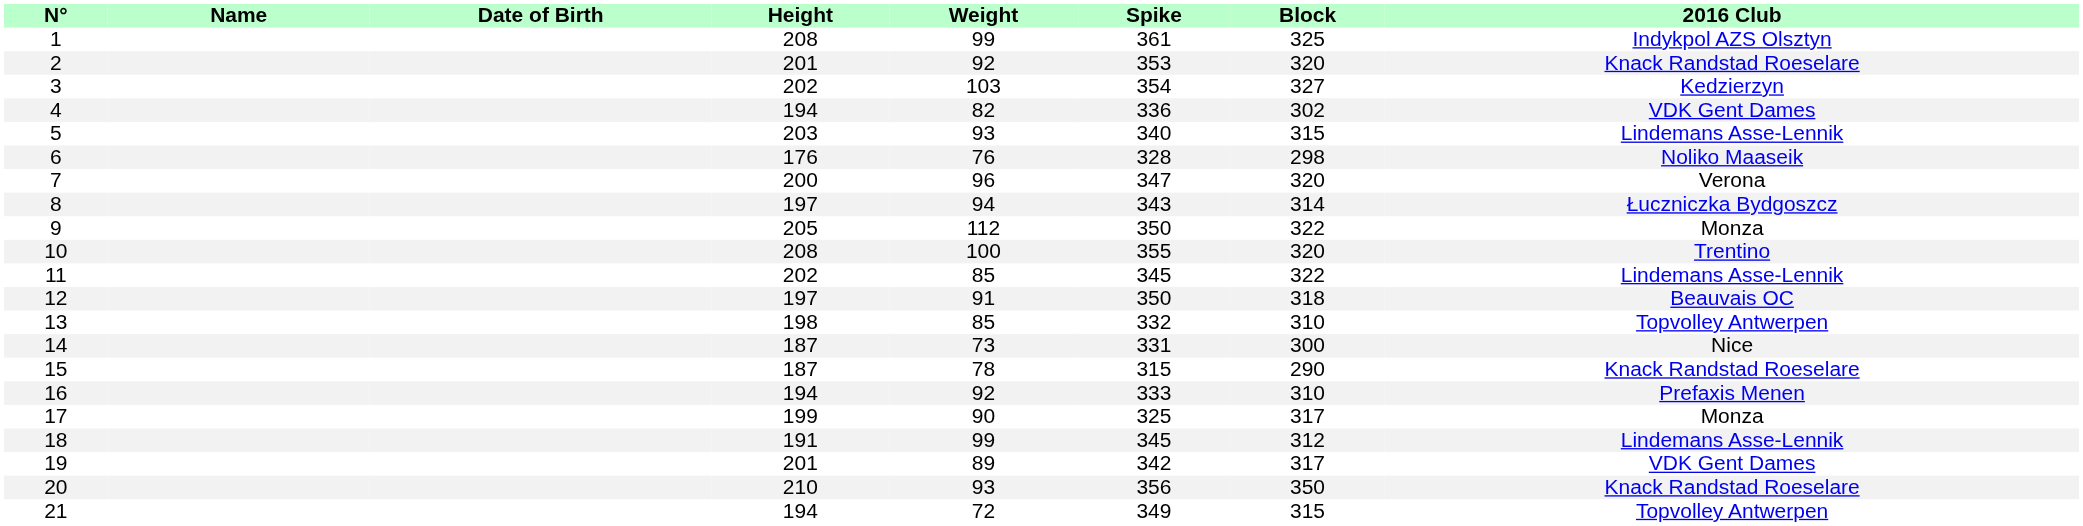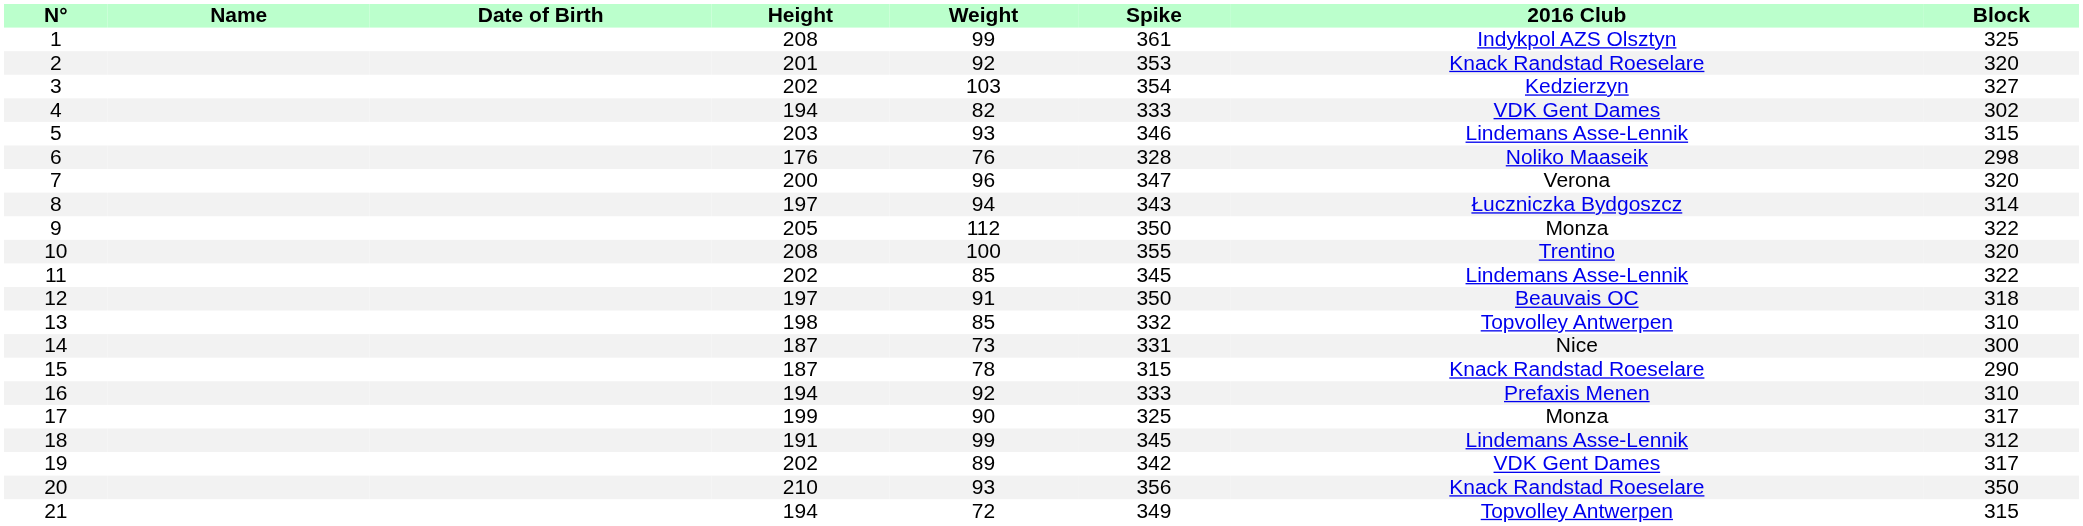columns swapped: (1308, 15) <-> (1732, 15)
(1154, 109) 336 -> (1154, 109) 333
(1154, 133) 340 -> (1154, 133) 346
(800, 463) 201 -> (800, 463) 202
